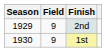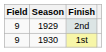columns swapped: (23, 12) <-> (54, 12)
